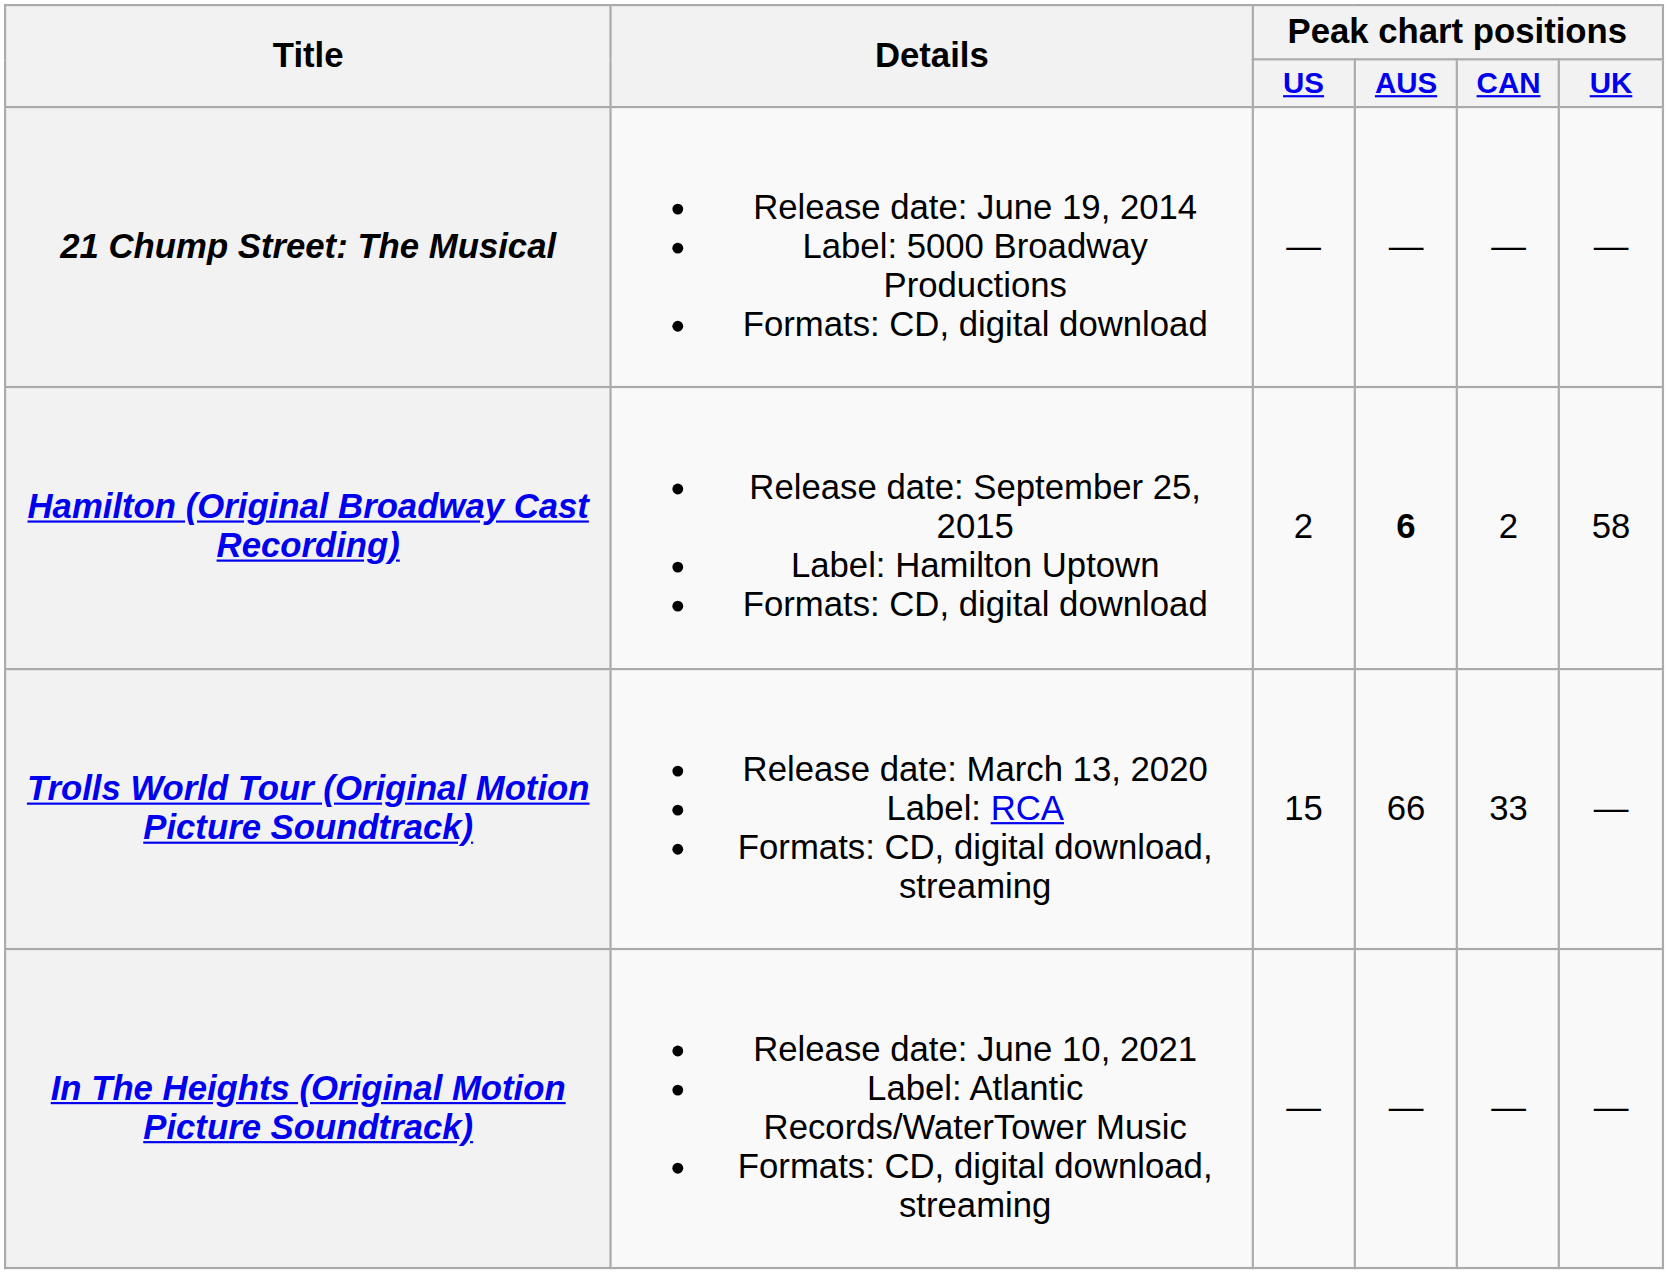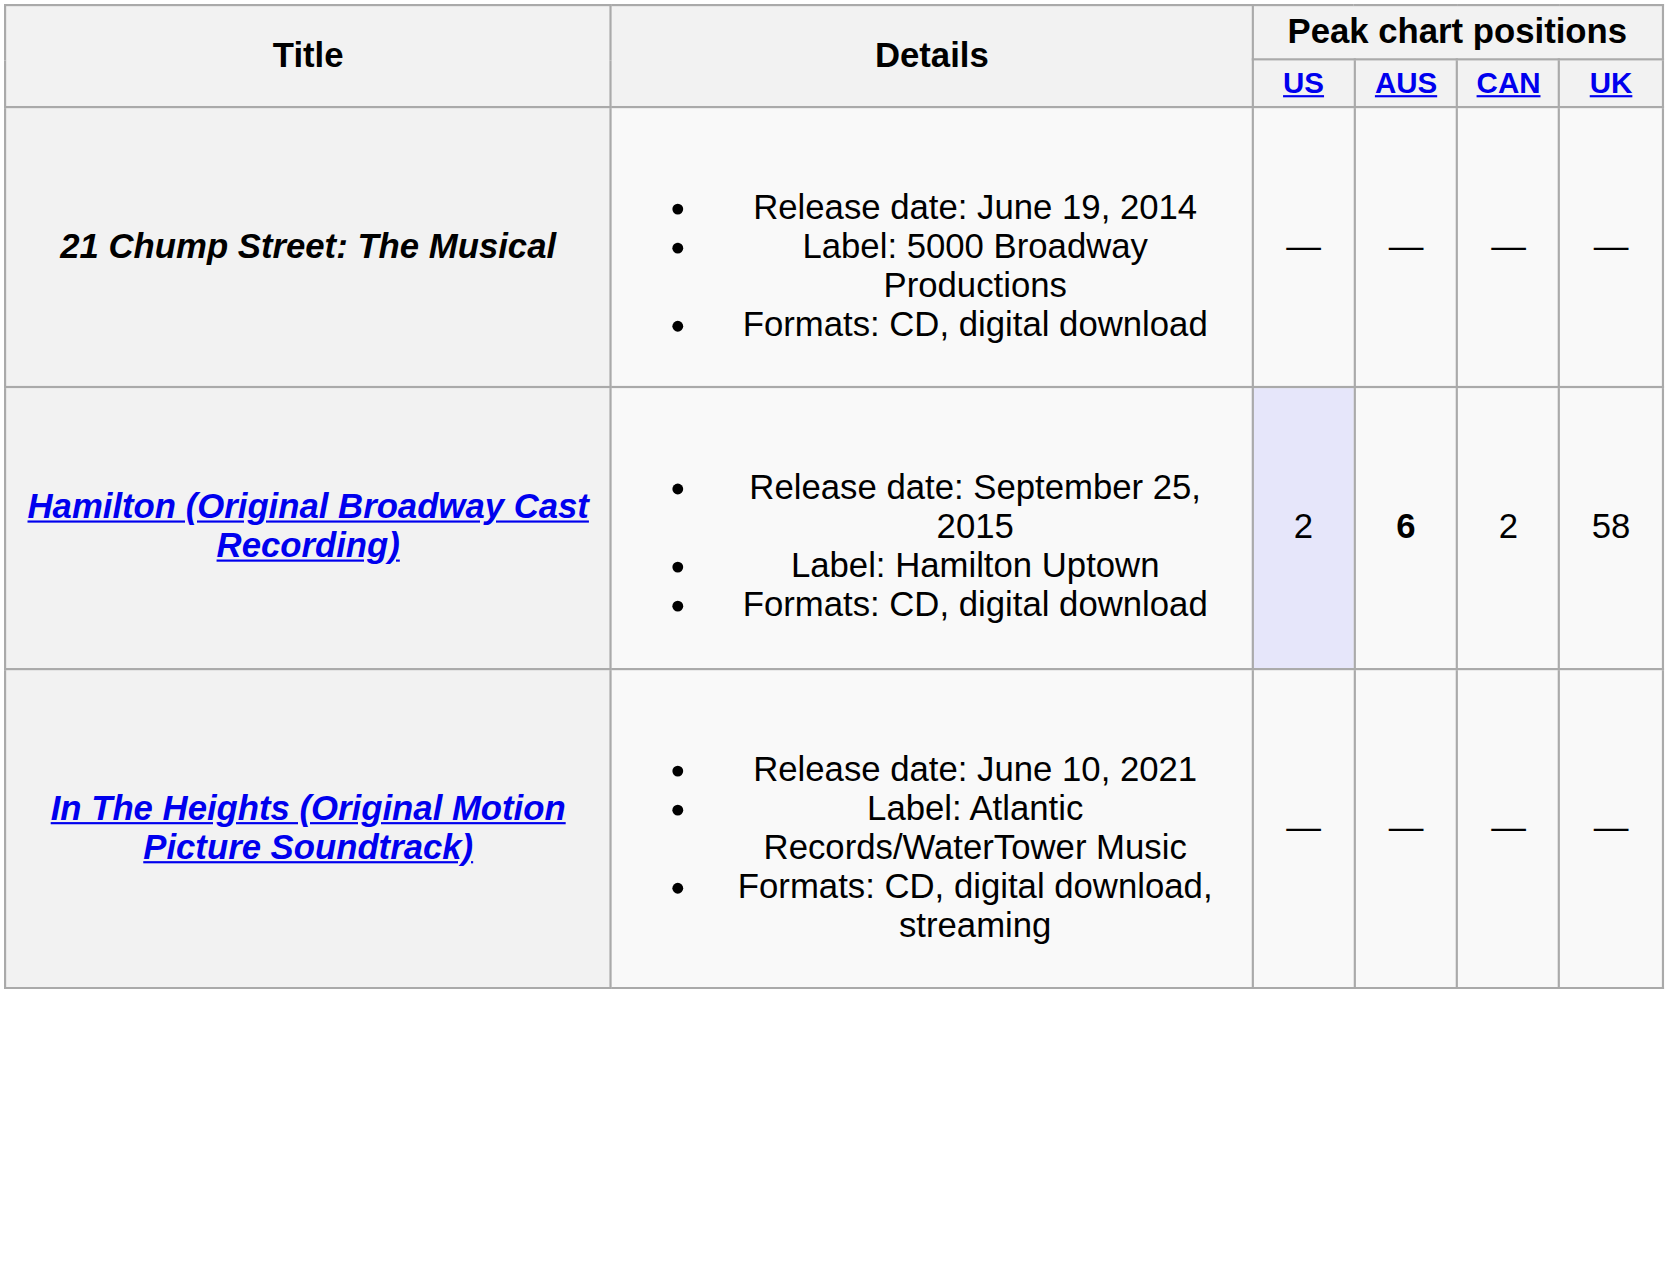(1304, 527) no background -> (1304, 527) lavender background
- row: (308, 807)
